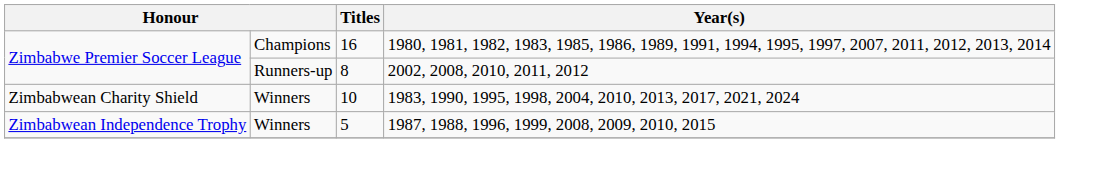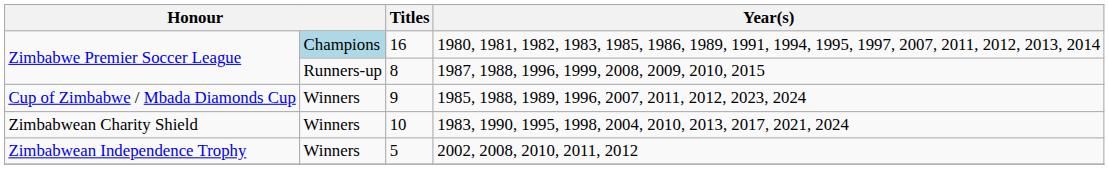(292, 44) no background -> (342, 44) lightblue background
(488, 71) 2002, 2008, 2010, 2011, 2012 -> (601, 71) 1987, 1988, 1996, 1999, 2008, 2009, 2010, 2015
+ row: (394, 97)
(552, 124) 1987, 1988, 1996, 1999, 2008, 2009, 2010, 2015 -> (538, 151) 2002, 2008, 2010, 2011, 2012
